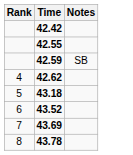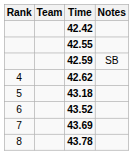+ column: (49, 12)
